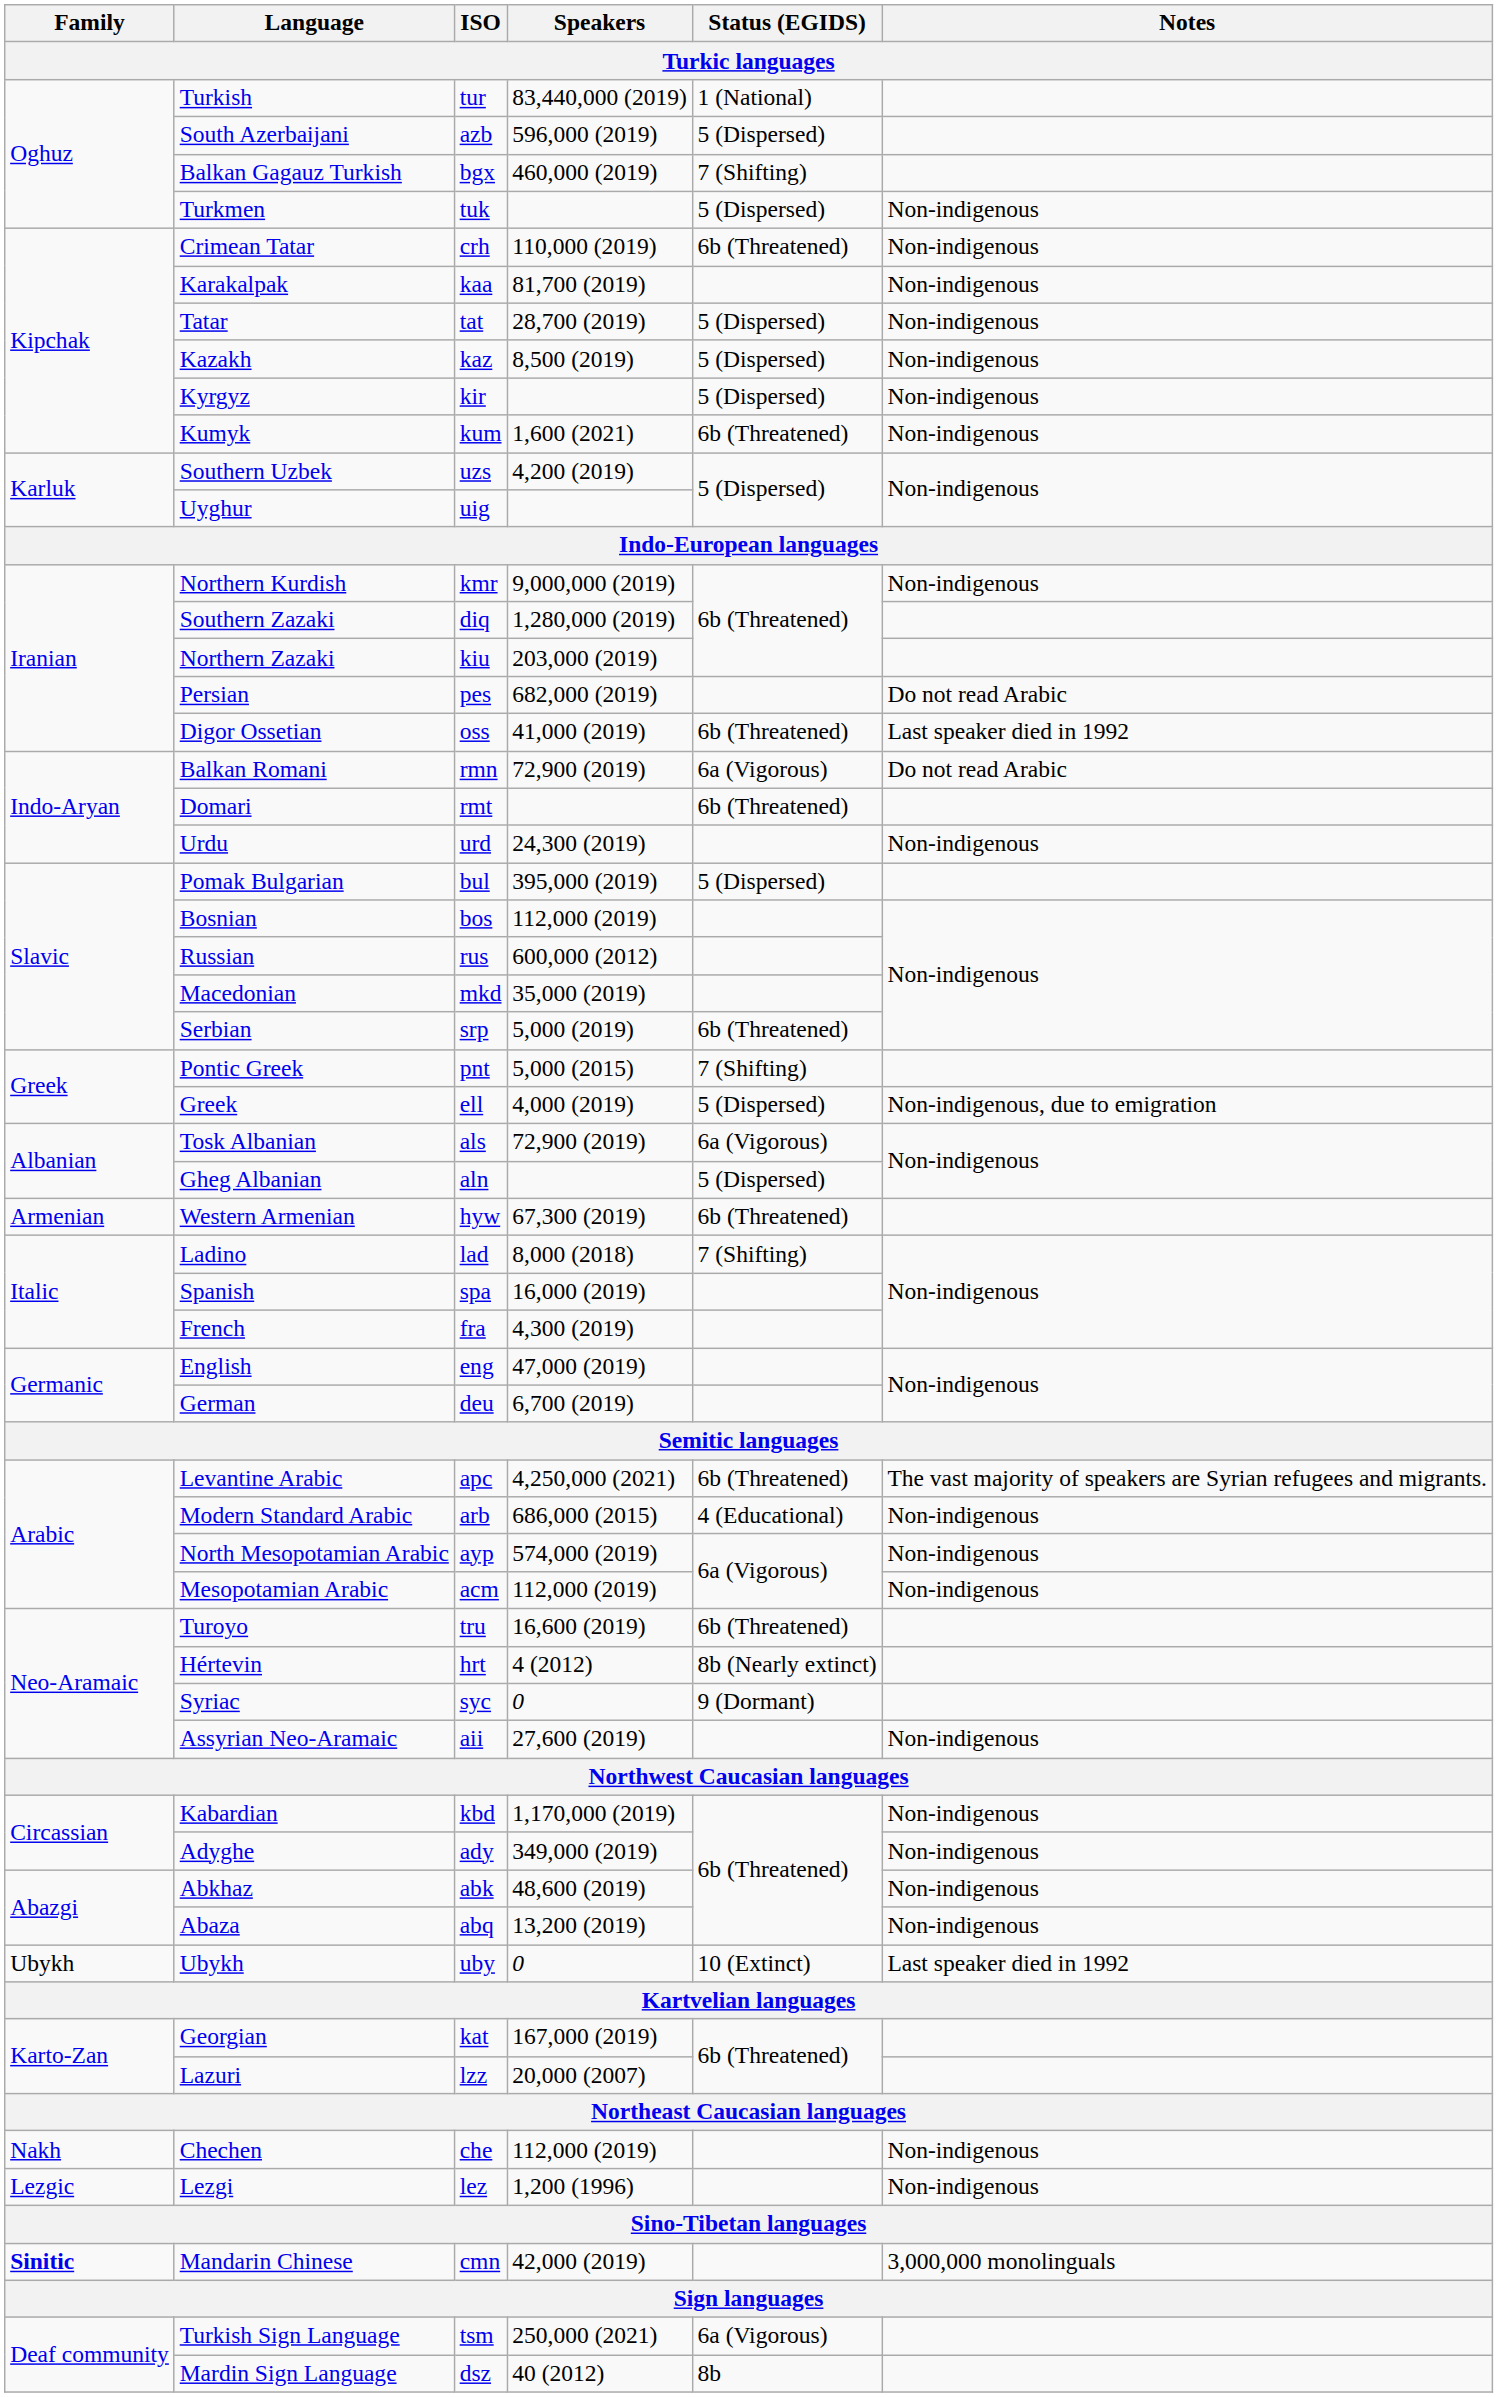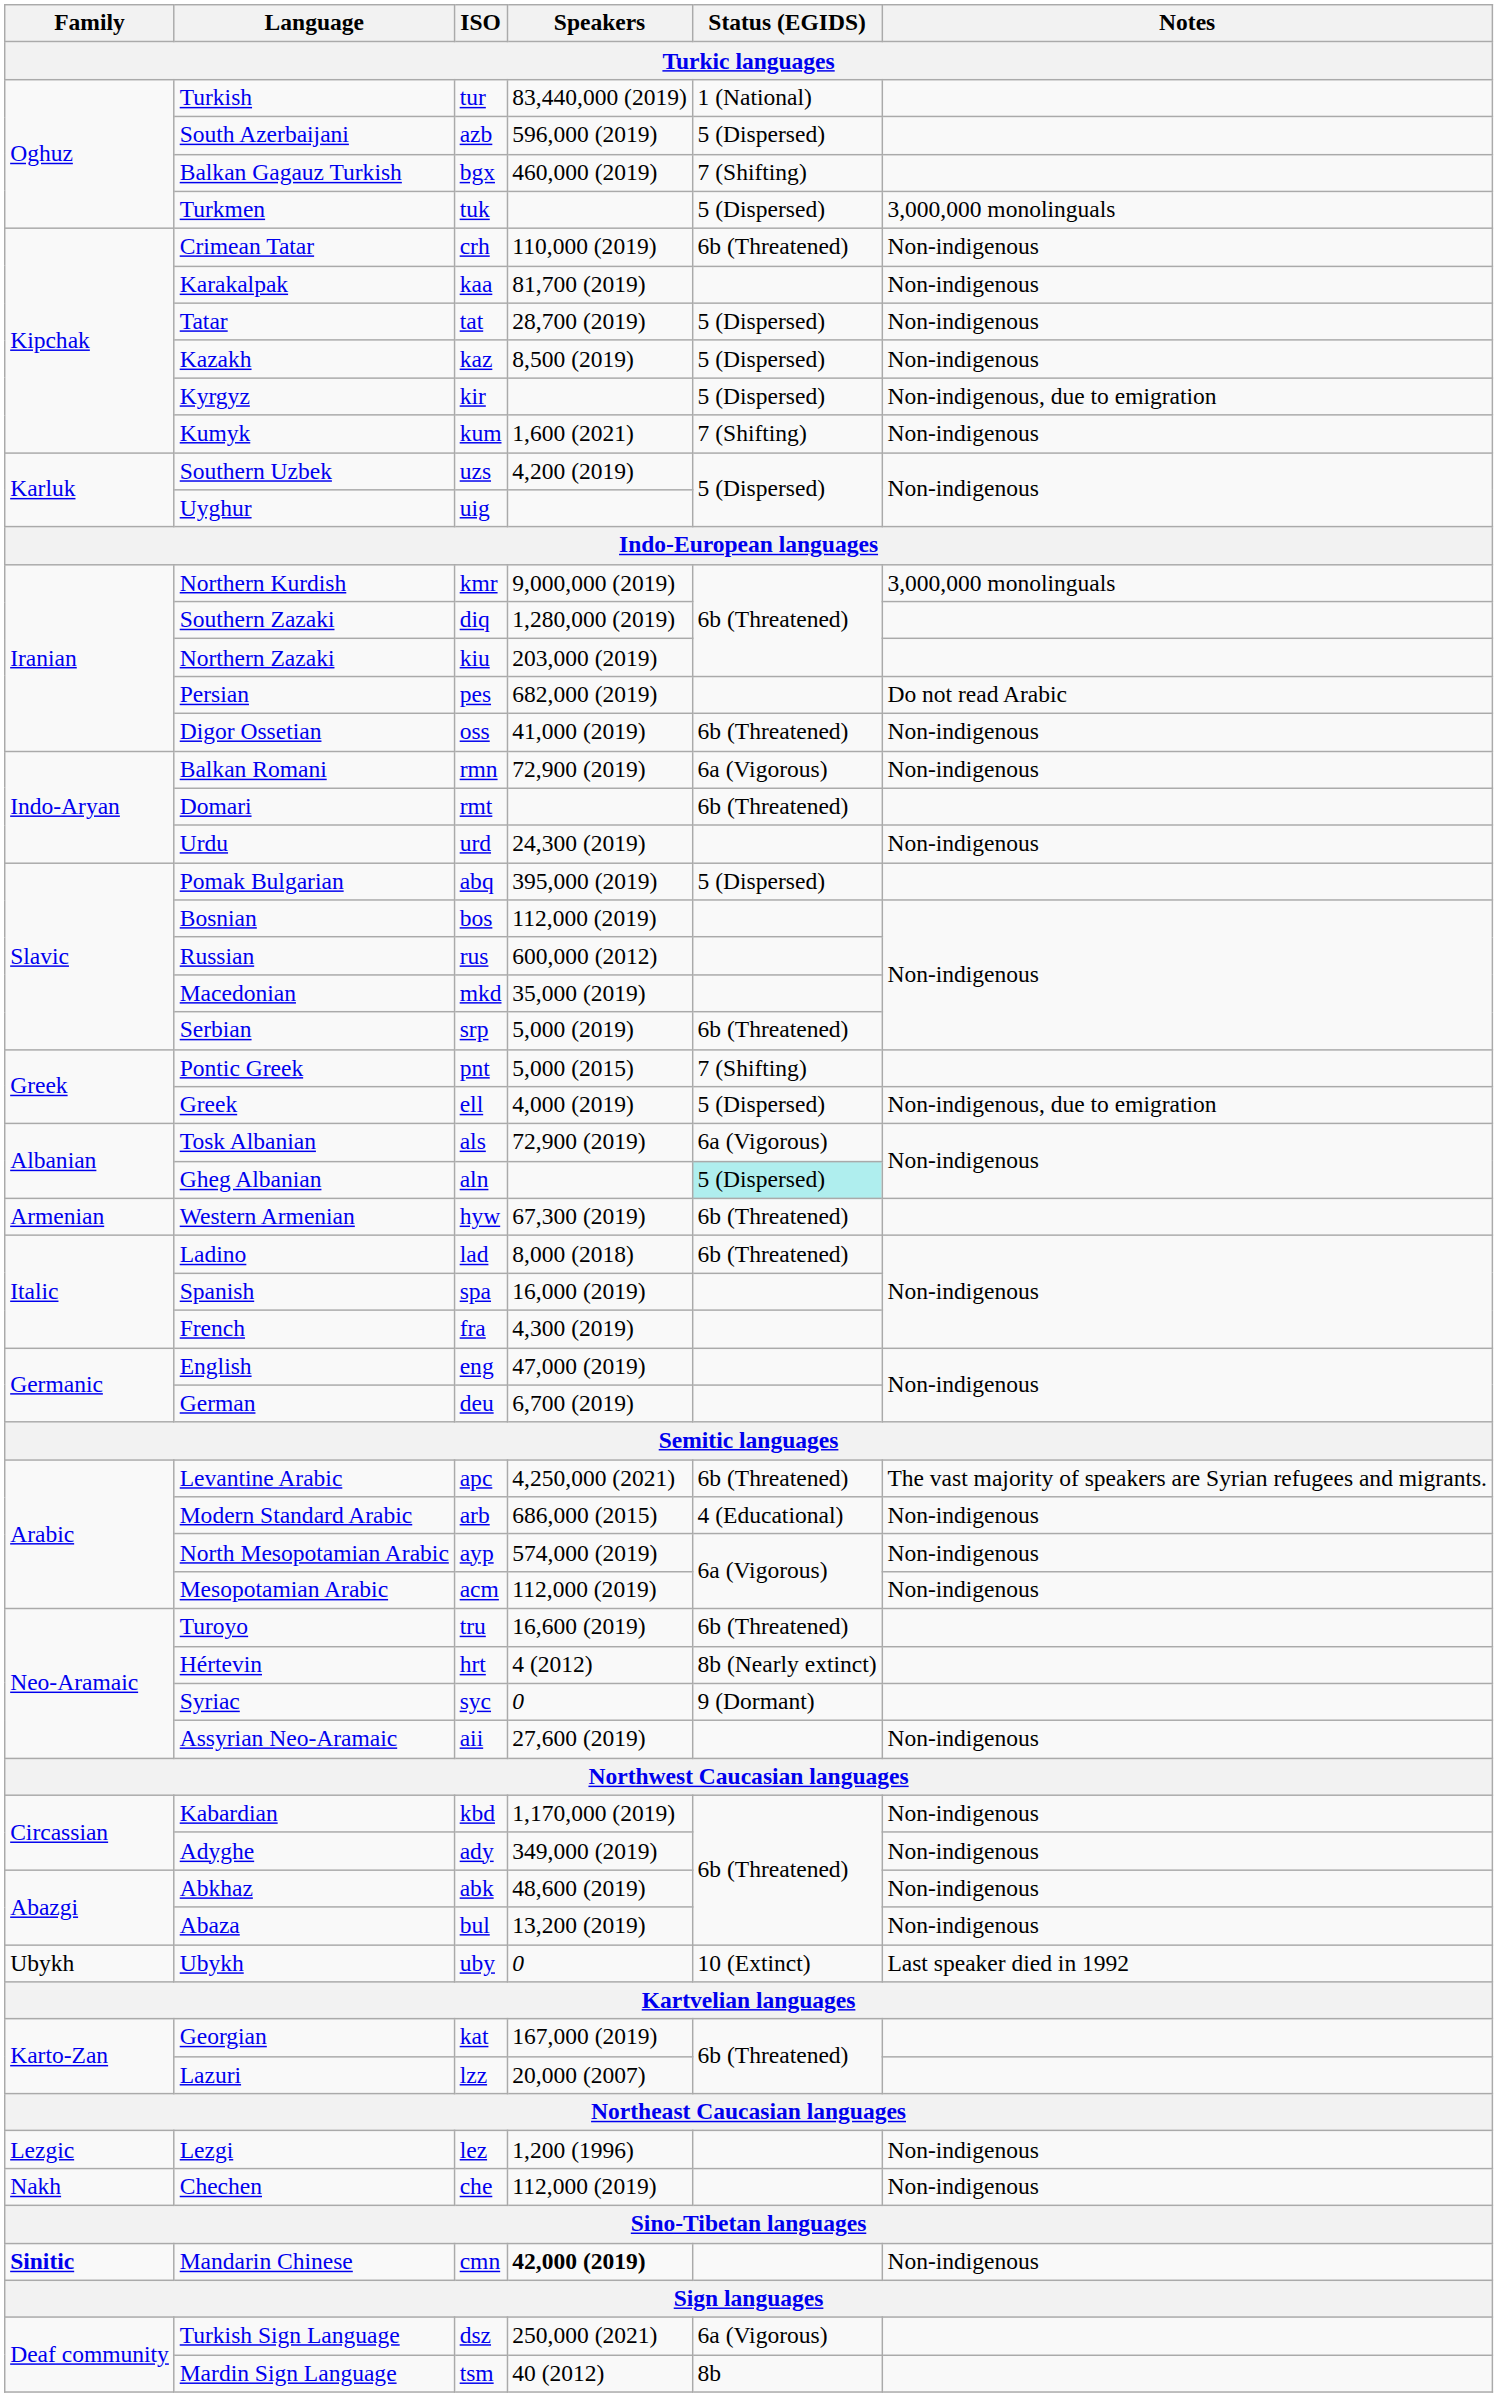(963, 209) Non-indigenous -> (1001, 209) 3,000,000 monolinguals
(963, 396) Non-indigenous -> (1052, 396) Non-indigenous, due to emigration
(773, 433) 6b (Threatened) -> (752, 433) 7 (Shifting)
(963, 582) Non-indigenous -> (1001, 582) 3,000,000 monolinguals
(1008, 731) Last speaker died in 1992 -> (963, 731) Non-indigenous
(977, 769) Do not read Arabic -> (963, 769) Non-indigenous
(475, 881) bul -> (477, 881) abq
(761, 1179) no background -> (761, 1179) paleturquoise background
(752, 1254) 7 (Shifting) -> (773, 1254) 6b (Threatened)
(477, 1925) abq -> (475, 1925) bul
rows swapped: (206, 2186) <-> (221, 2149)
(579, 2261) normal -> (579, 2261) bold
(1001, 2261) 3,000,000 monolinguals -> (963, 2261) Non-indigenous
(477, 2335) tsm -> (475, 2335) dsz
(475, 2373) dsz -> (477, 2373) tsm
